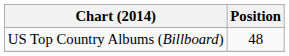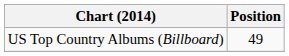(256, 39) 48 -> (256, 39) 49
